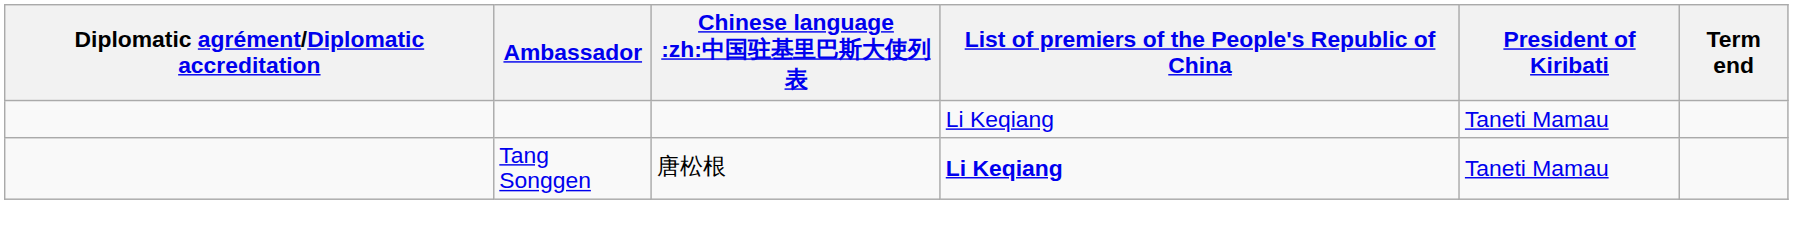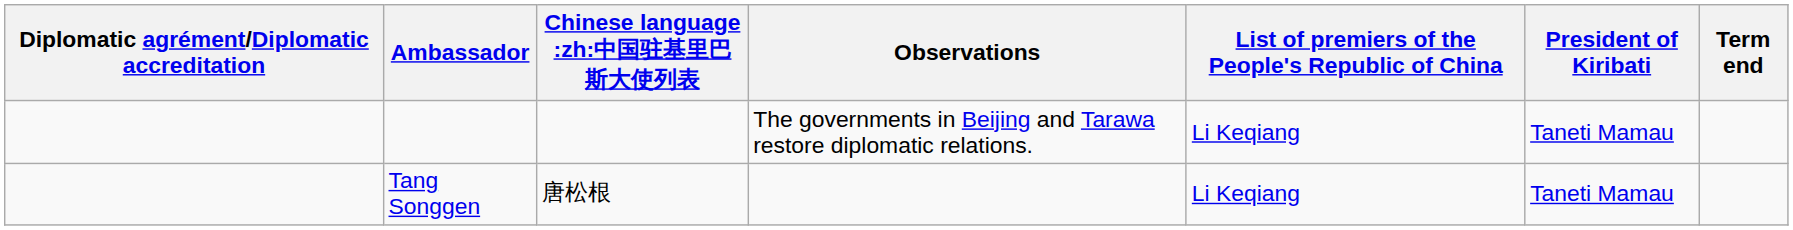+ column: (967, 52)
(1004, 168) bold -> (1246, 193) normal
